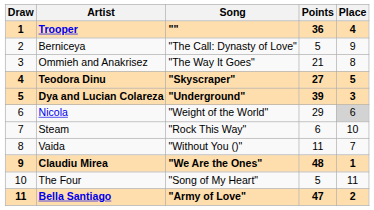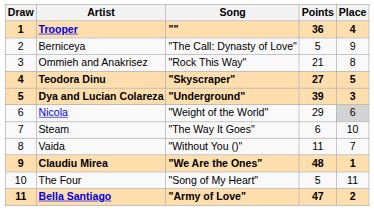(212, 63) "The Way It Goes" -> (207, 63) "Rock This Way"
(207, 130) "Rock This Way" -> (212, 130) "The Way It Goes"
